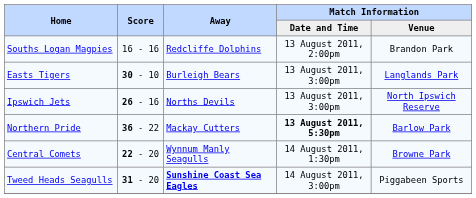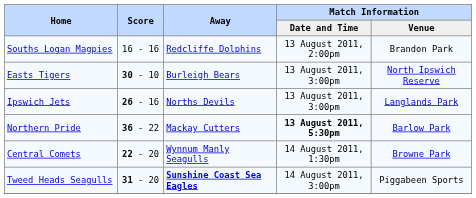(421, 75) Langlands Park -> (421, 75) North Ipswich Reserve
(421, 102) North Ipswich Reserve -> (421, 102) Langlands Park
